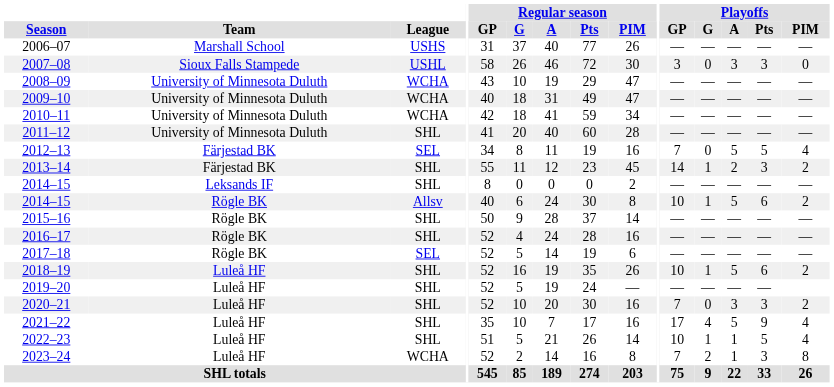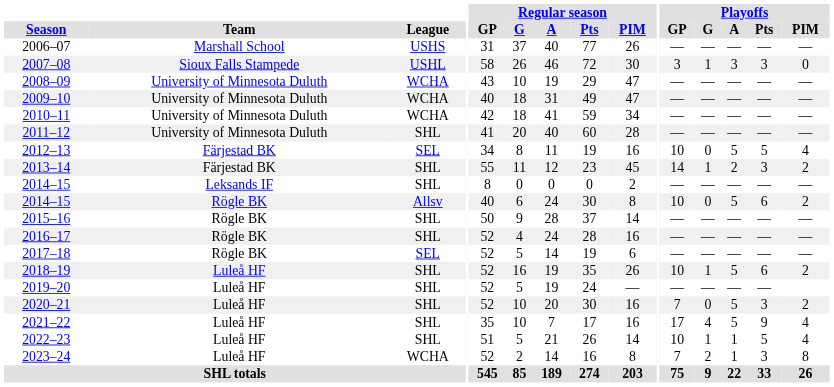(708, 64) 0 -> (708, 64) 1
(677, 150) 7 -> (677, 150) 10
(708, 201) 1 -> (708, 201) 0
(734, 305) 3 -> (734, 305) 5
